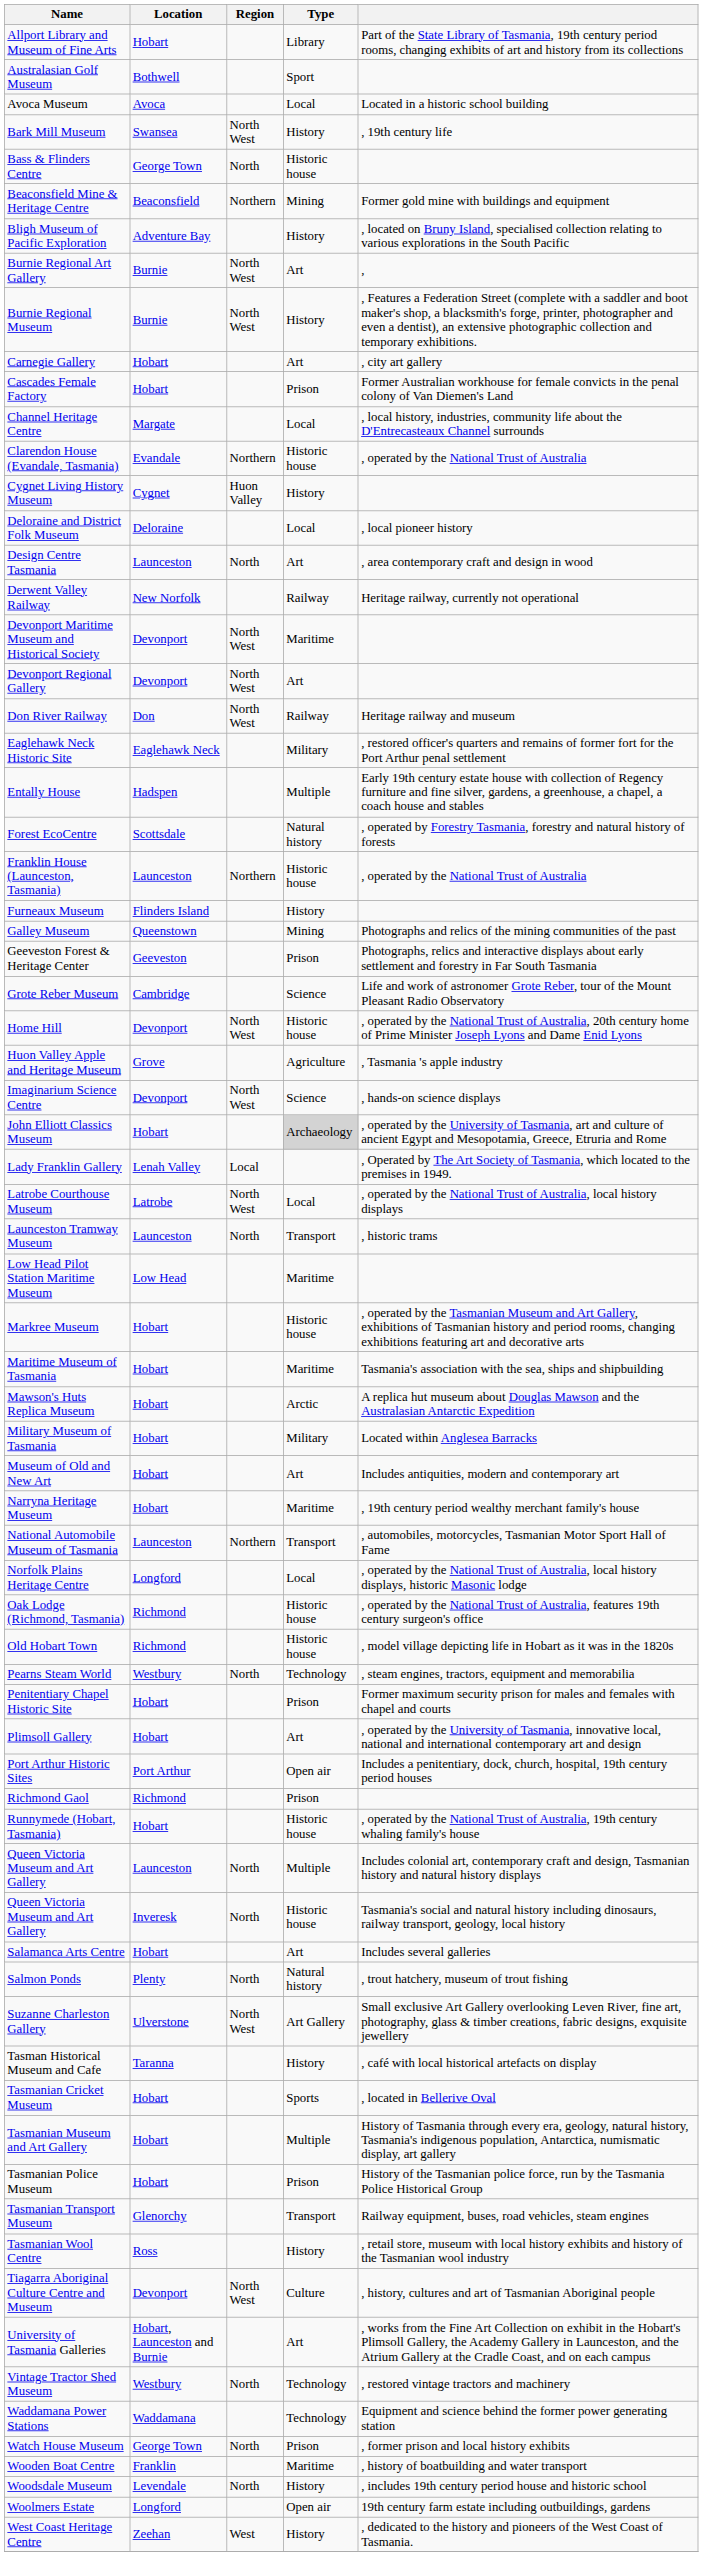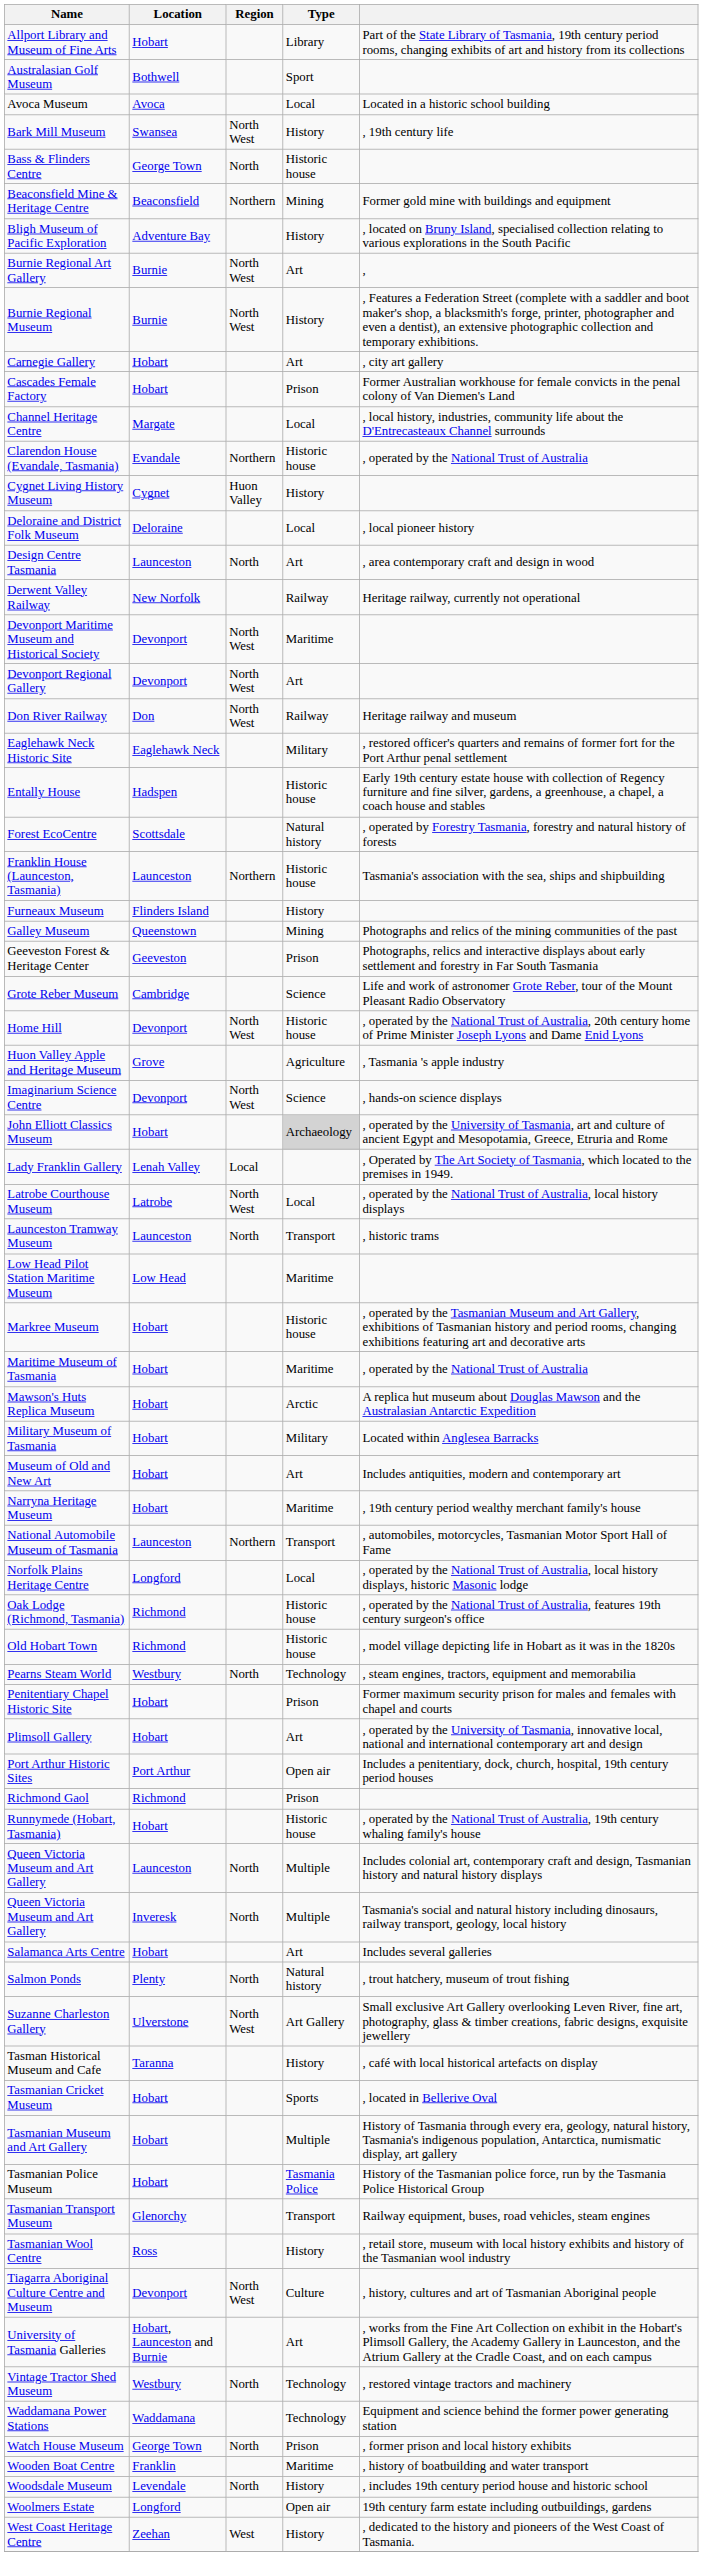(308, 792) Multiple -> (306, 792) Historic house
(474, 876) , operated by the National Trust of Australia -> (514, 876) Tasmania's association with the sea, ships and shipbuilding
(512, 1369) Tasmania's association with the sea, ships and shipbuilding -> (475, 1369) , operated by the National Trust of Australia
(307, 1917) Historic house -> (308, 1917) Multiple
(303, 2181) Prison -> (310, 2181) Tasmania Police
